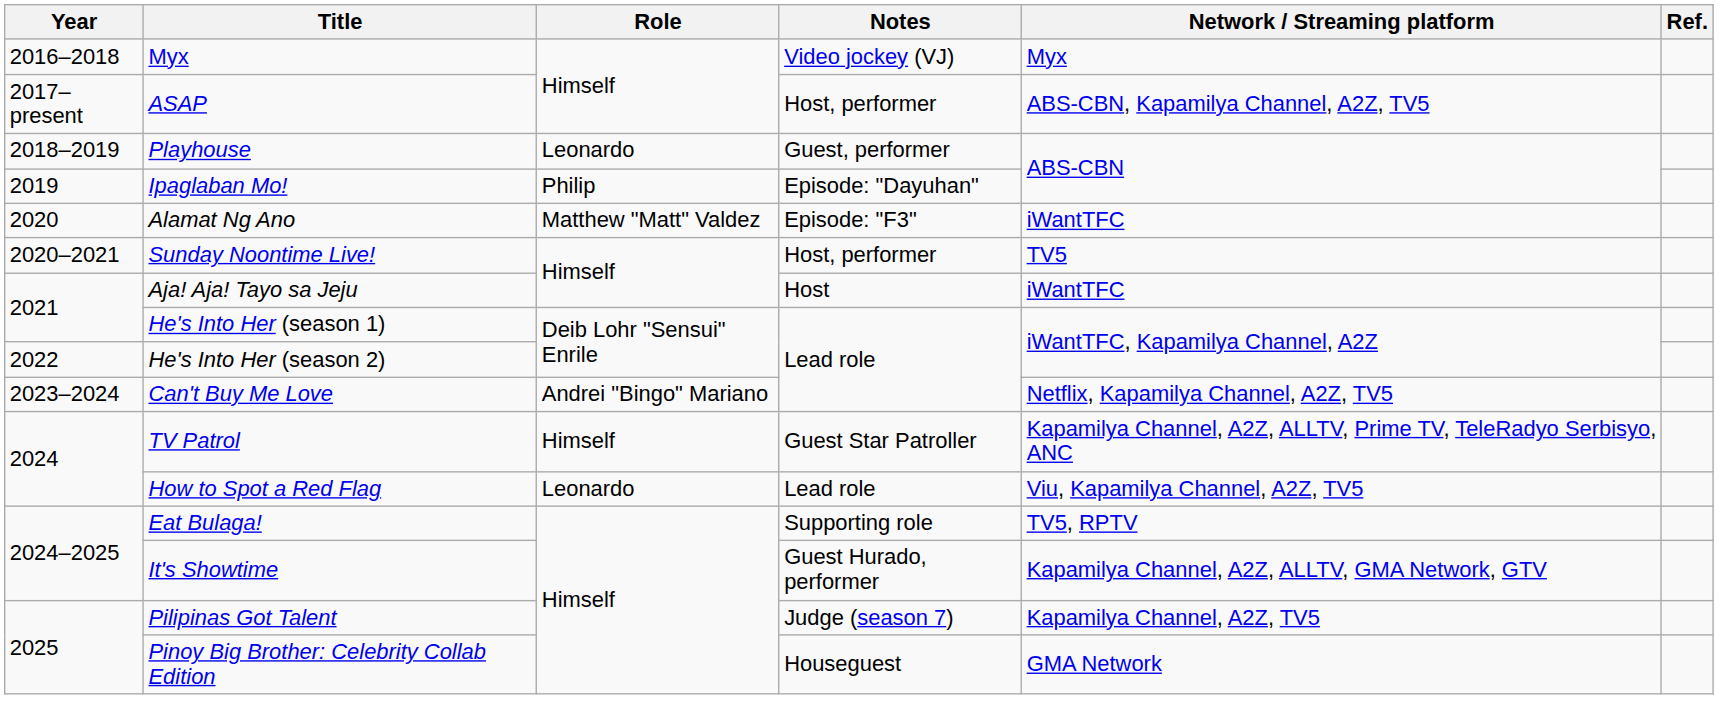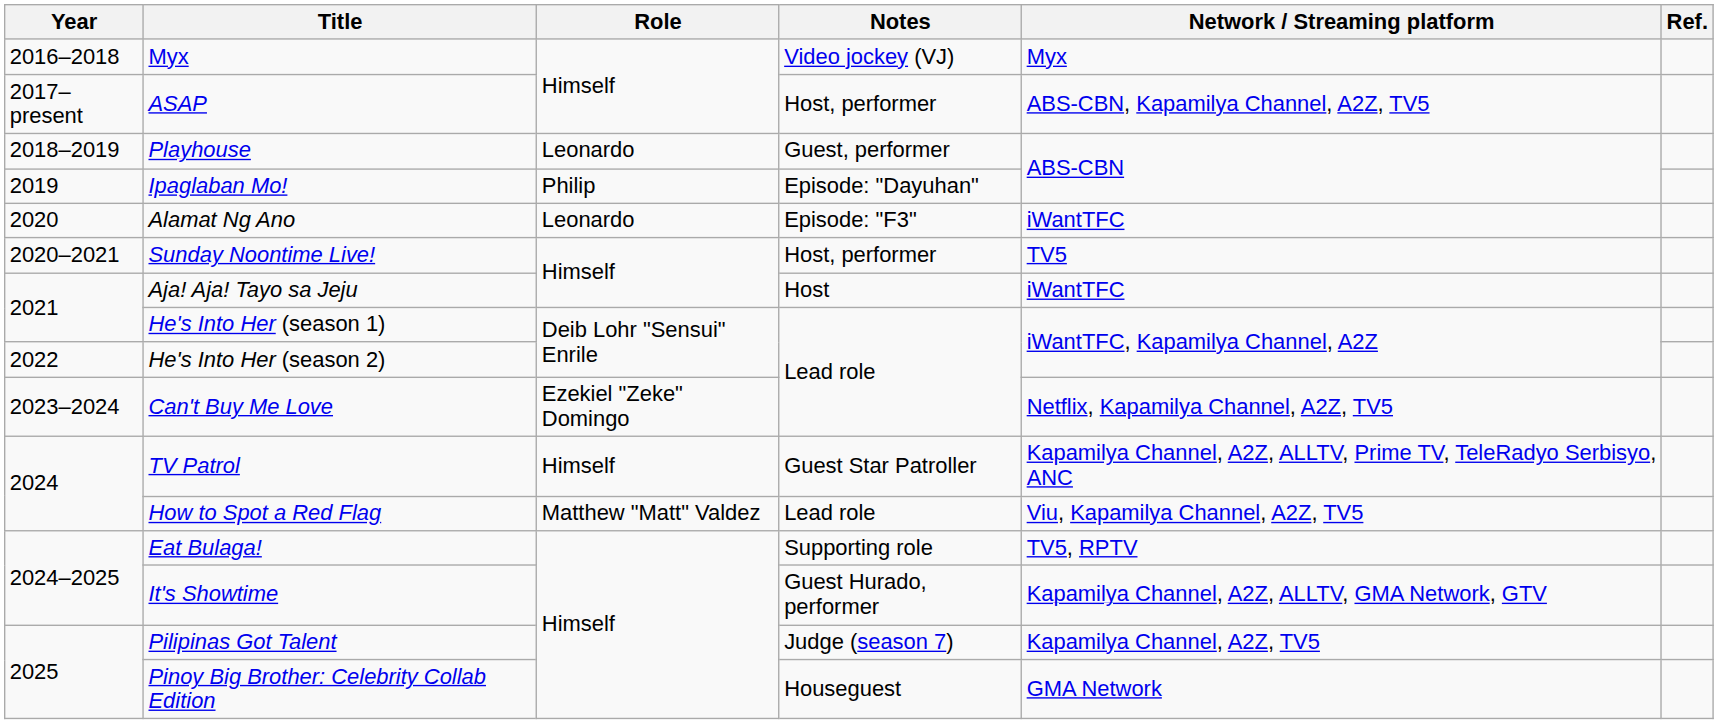(651, 220) Matthew "Matt" Valdez -> (588, 220) Leonardo
(655, 394) Andrei "Bingo" Mariano -> (612, 406) Ezekiel "Zeke" Domingo
(588, 488) Leonardo -> (651, 513) Matthew "Matt" Valdez
